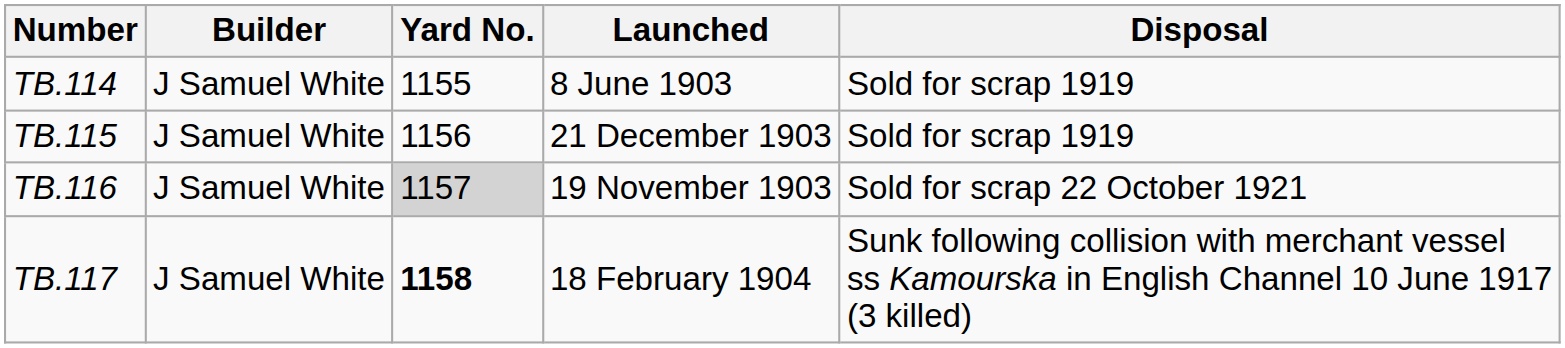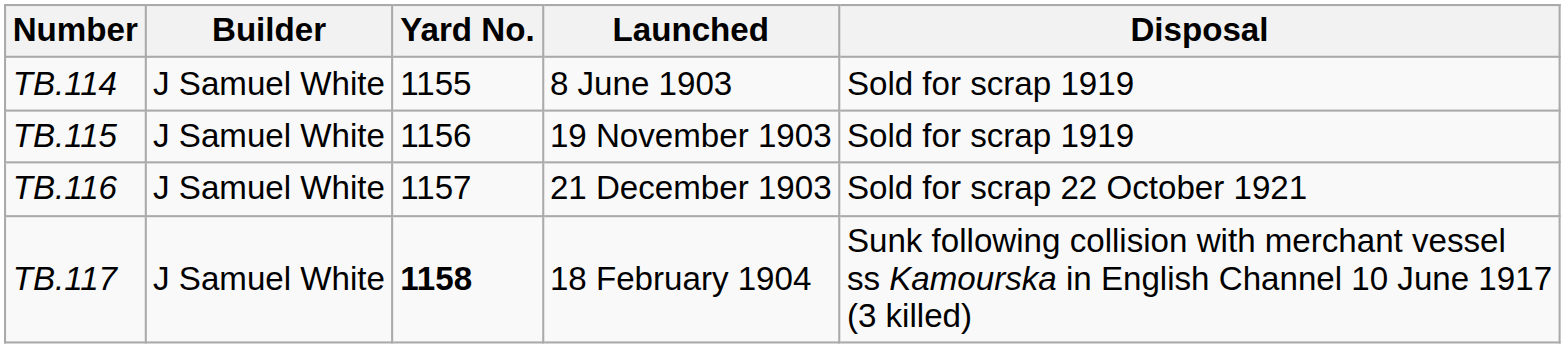(691, 135) 21 December 1903 -> (691, 135) 19 November 1903
(436, 188) lightgrey background -> (436, 188) no background
(691, 188) 19 November 1903 -> (691, 188) 21 December 1903
